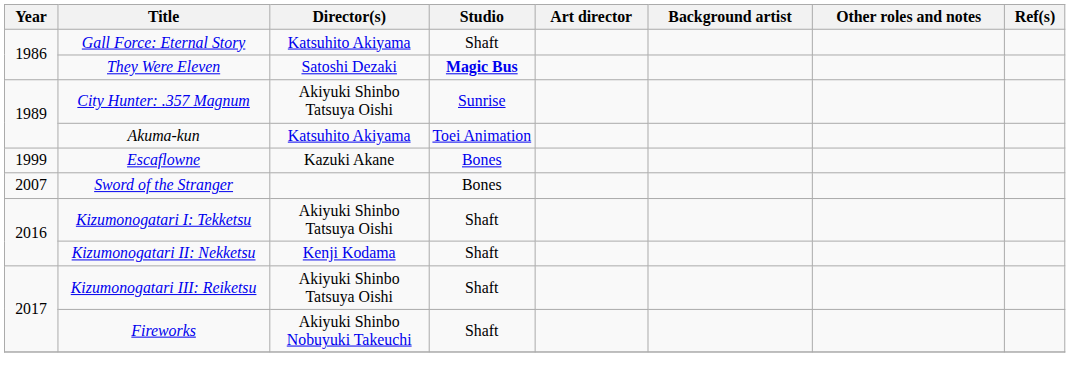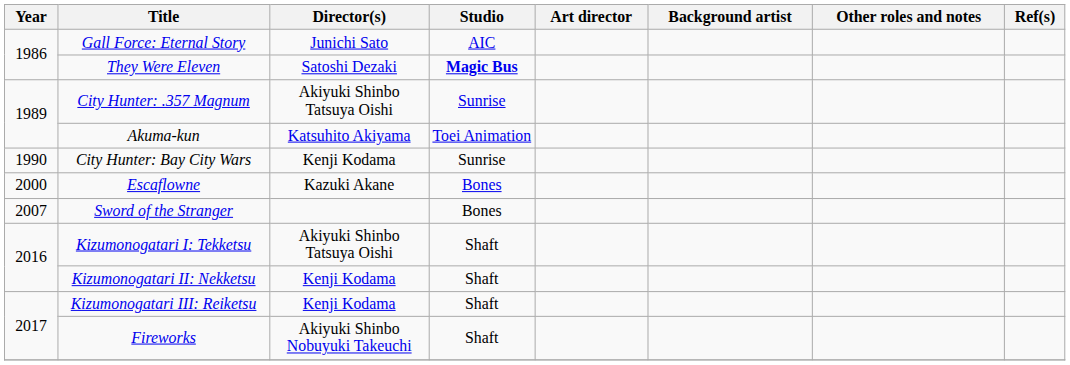(349, 42) Katsuhito Akiyama -> (349, 42) Junichi Sato
(482, 42) Shaft -> (482, 42) AIC
+ row: (164, 160)
(31, 160) 1999 -> (31, 185) 2000
(349, 287) Akiyuki Shinbo Tatsuya Oishi -> (349, 303) Kenji Kodama
